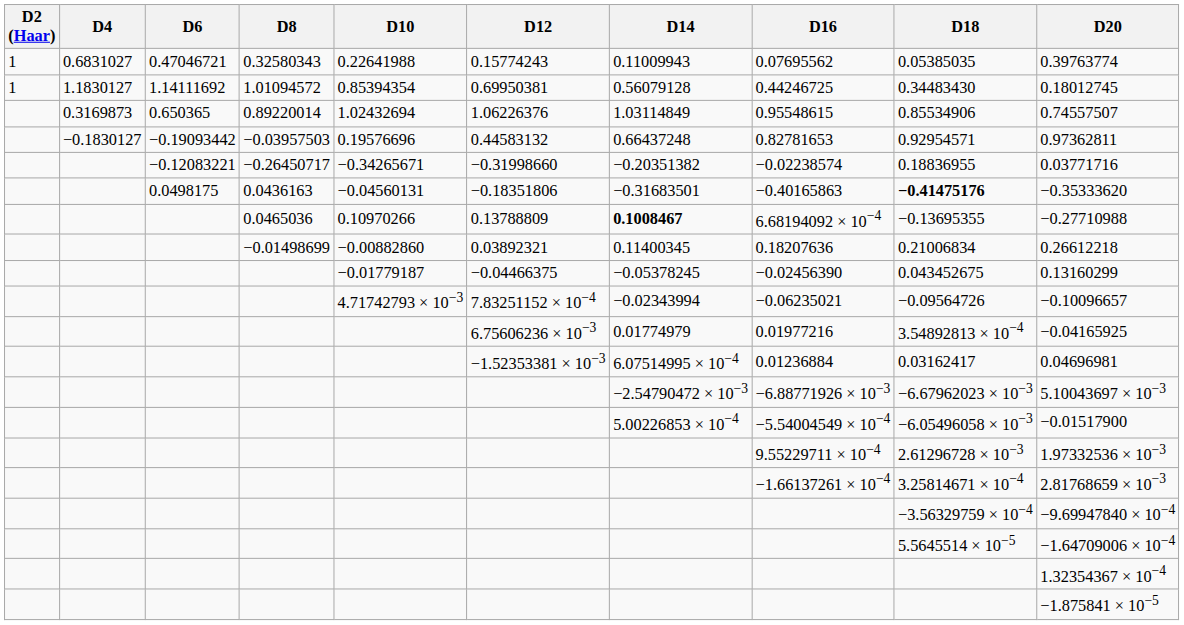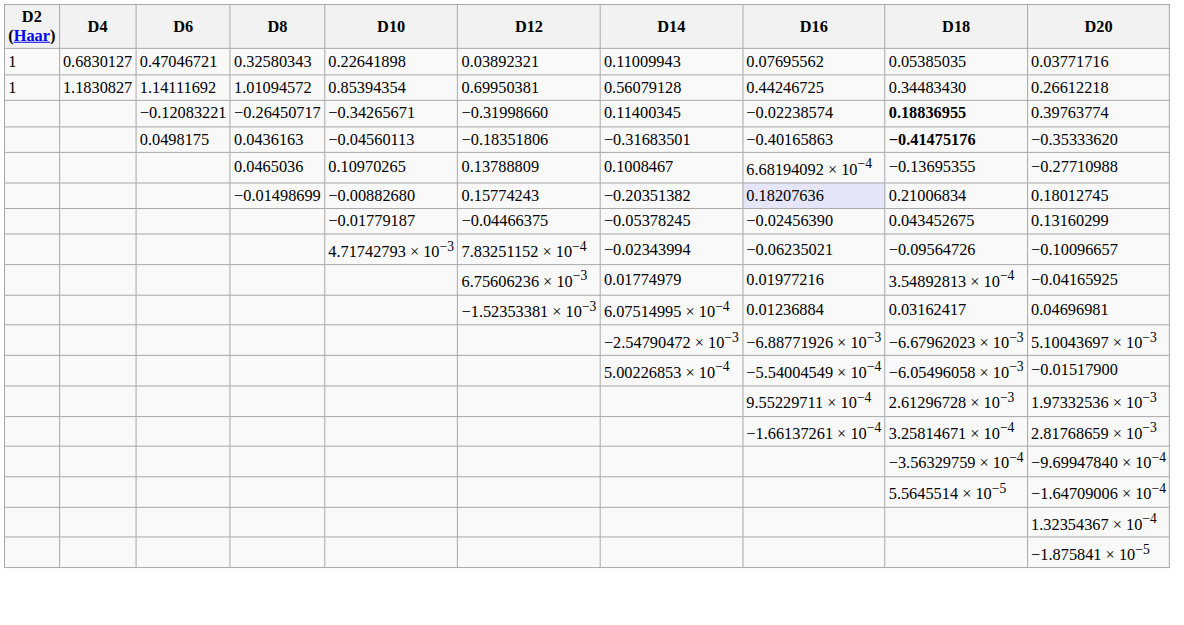(98, 61) 0.6831027 -> (98, 61) 0.6830127
(376, 61) 0.22641988 -> (367, 61) 0.22641898
(509, 61) 0.15774243 -> (500, 61) 0.03892321
(1079, 61) 0.39763774 -> (1070, 61) 0.03771716
(98, 87) 1.1830127 -> (98, 87) 1.1830827
(1079, 87) 0.18012745 -> (1070, 87) 0.26612218
- row: (180, 113)
- row: (192, 139)
(656, 165) −0.20351382 -> (642, 113) 0.11400345
(937, 165) normal -> (927, 113) bold
(1079, 165) 0.03771716 -> (1070, 113) 0.39763774
(381, 191) −0.04560131 -> (371, 139) −0.04560113
(376, 219) 0.10970266 -> (367, 167) 0.10970265
(648, 219) bold -> (639, 167) normal
(381, 247) −0.00882860 -> (372, 195) −0.00882680
(509, 247) 0.03892321 -> (500, 195) 0.15774243
(652, 247) 0.11400345 -> (647, 195) −0.20351382
(794, 247) no background -> (785, 195) lavender background
(1079, 247) 0.26612218 -> (1070, 195) 0.18012745
